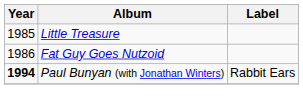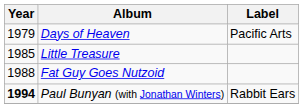+ row: (85, 34)
(21, 53) 1986 -> (21, 73) 1988
